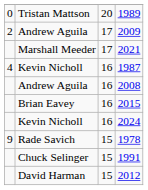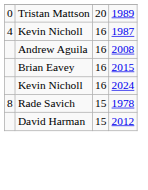- row: (129, 31)
- row: (129, 49)
(10, 139) 9 -> (10, 103) 8
- row: (129, 157)
